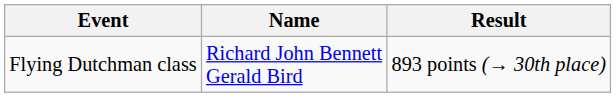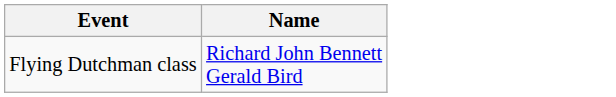- column: (499, 20)
